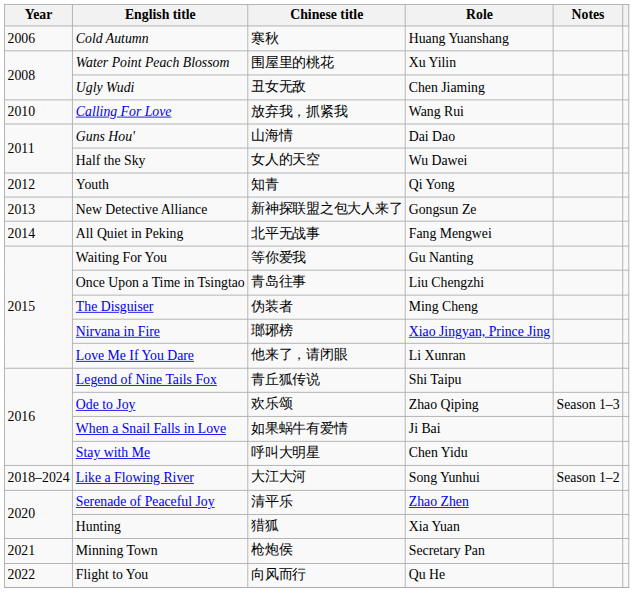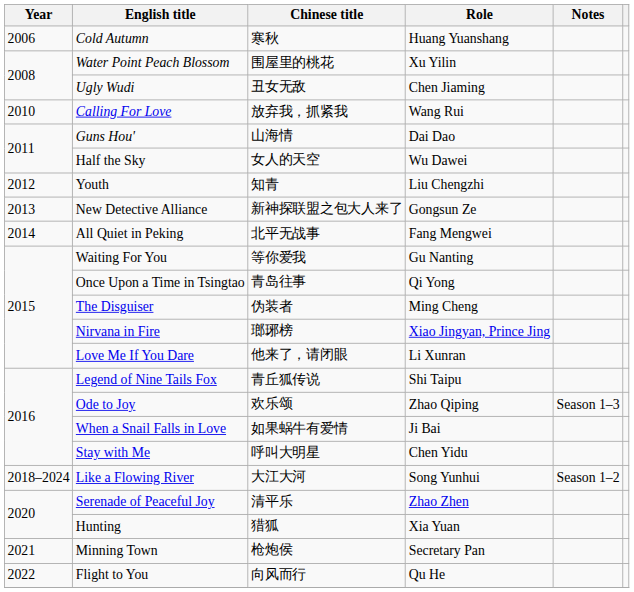(432, 184) Qi Yong -> (446, 184) Liu Chengzhi
(446, 282) Liu Chengzhi -> (432, 282) Qi Yong
